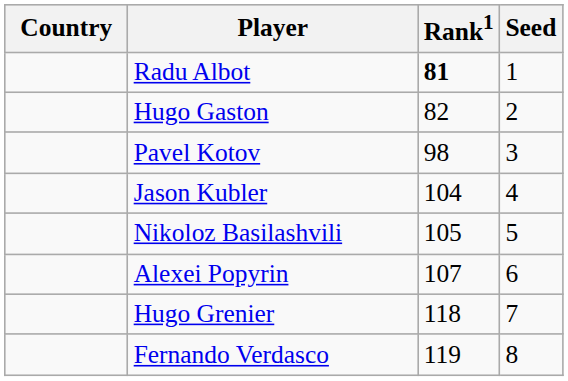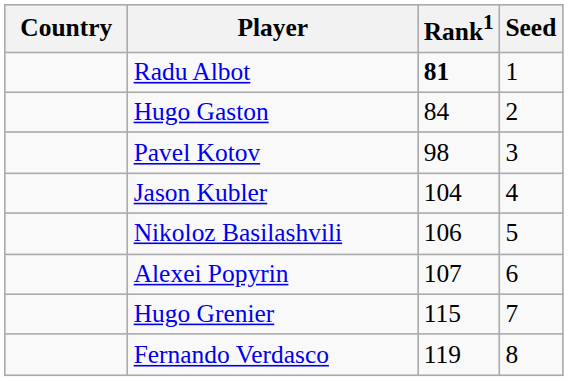(436, 112) 82 -> (436, 112) 84
(443, 233) 105 -> (443, 233) 106
(442, 313) 118 -> (442, 313) 115
